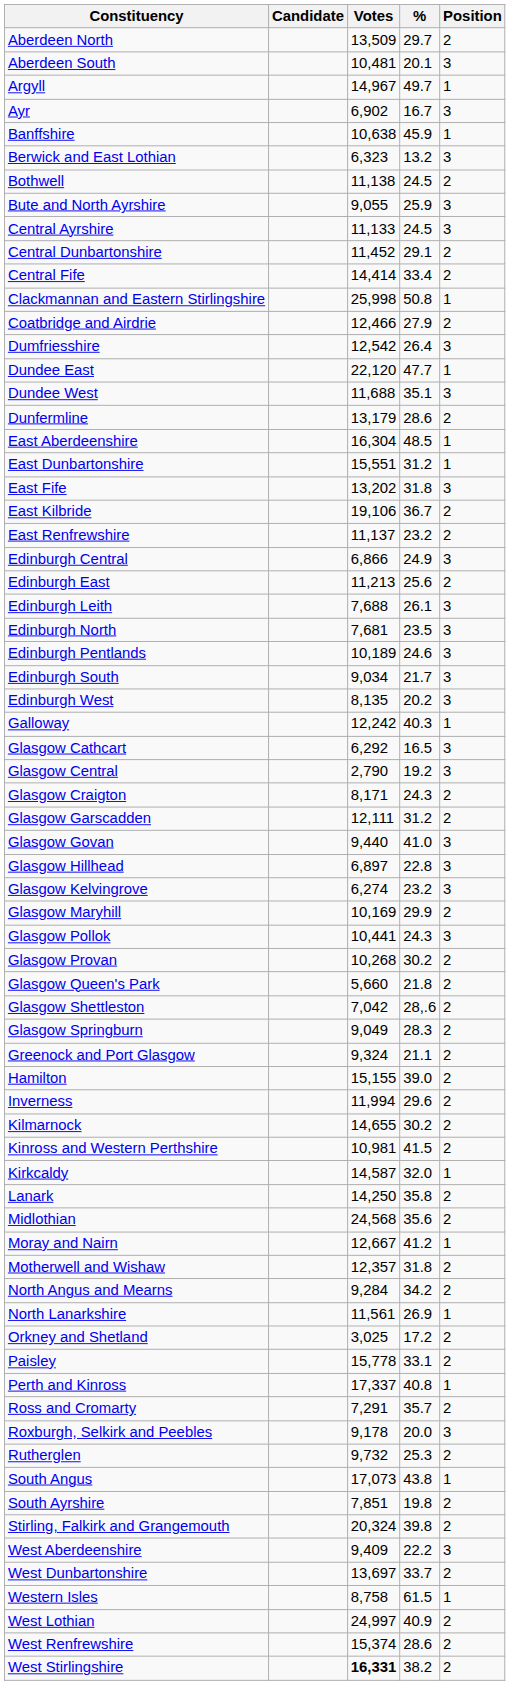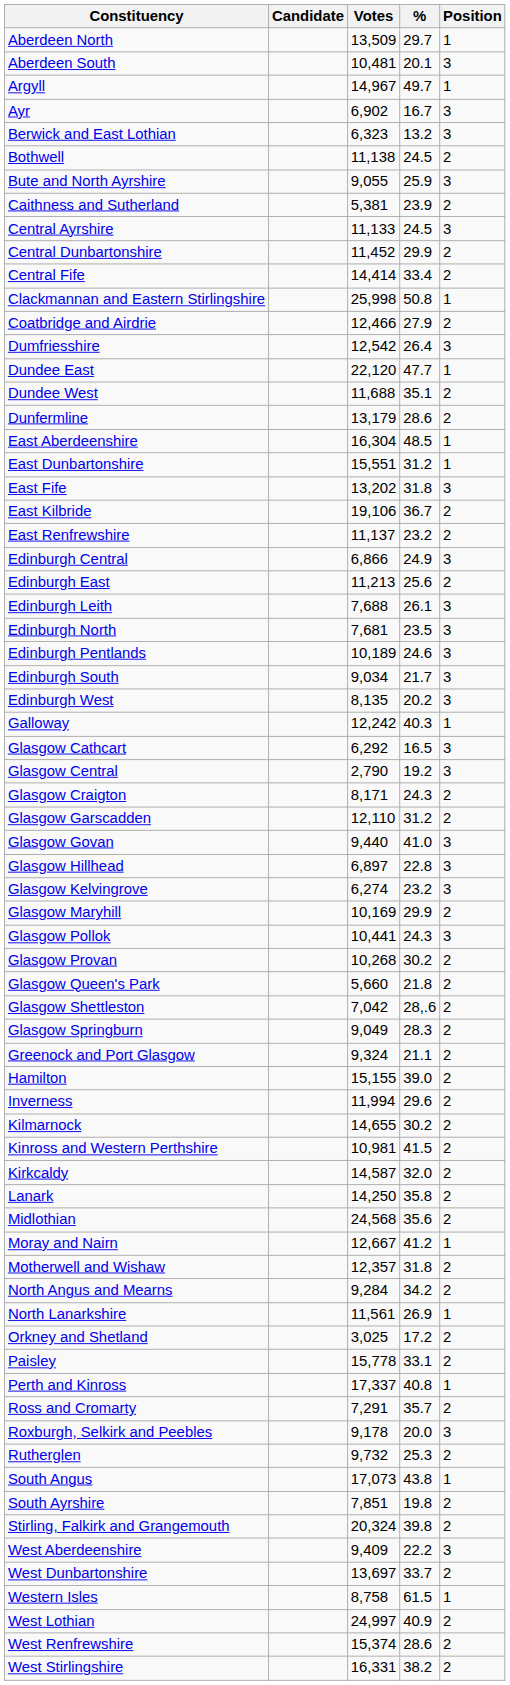(447, 39) 2 -> (447, 39) 1
- row: (41, 134)
+ row: (94, 205)
(418, 252) 29.1 -> (418, 252) 29.9
(447, 393) 3 -> (447, 393) 2
(372, 818) 12,111 -> (373, 818) 12,110
(447, 1172) 1 -> (447, 1172) 2
(374, 1668) bold -> (374, 1668) normal
